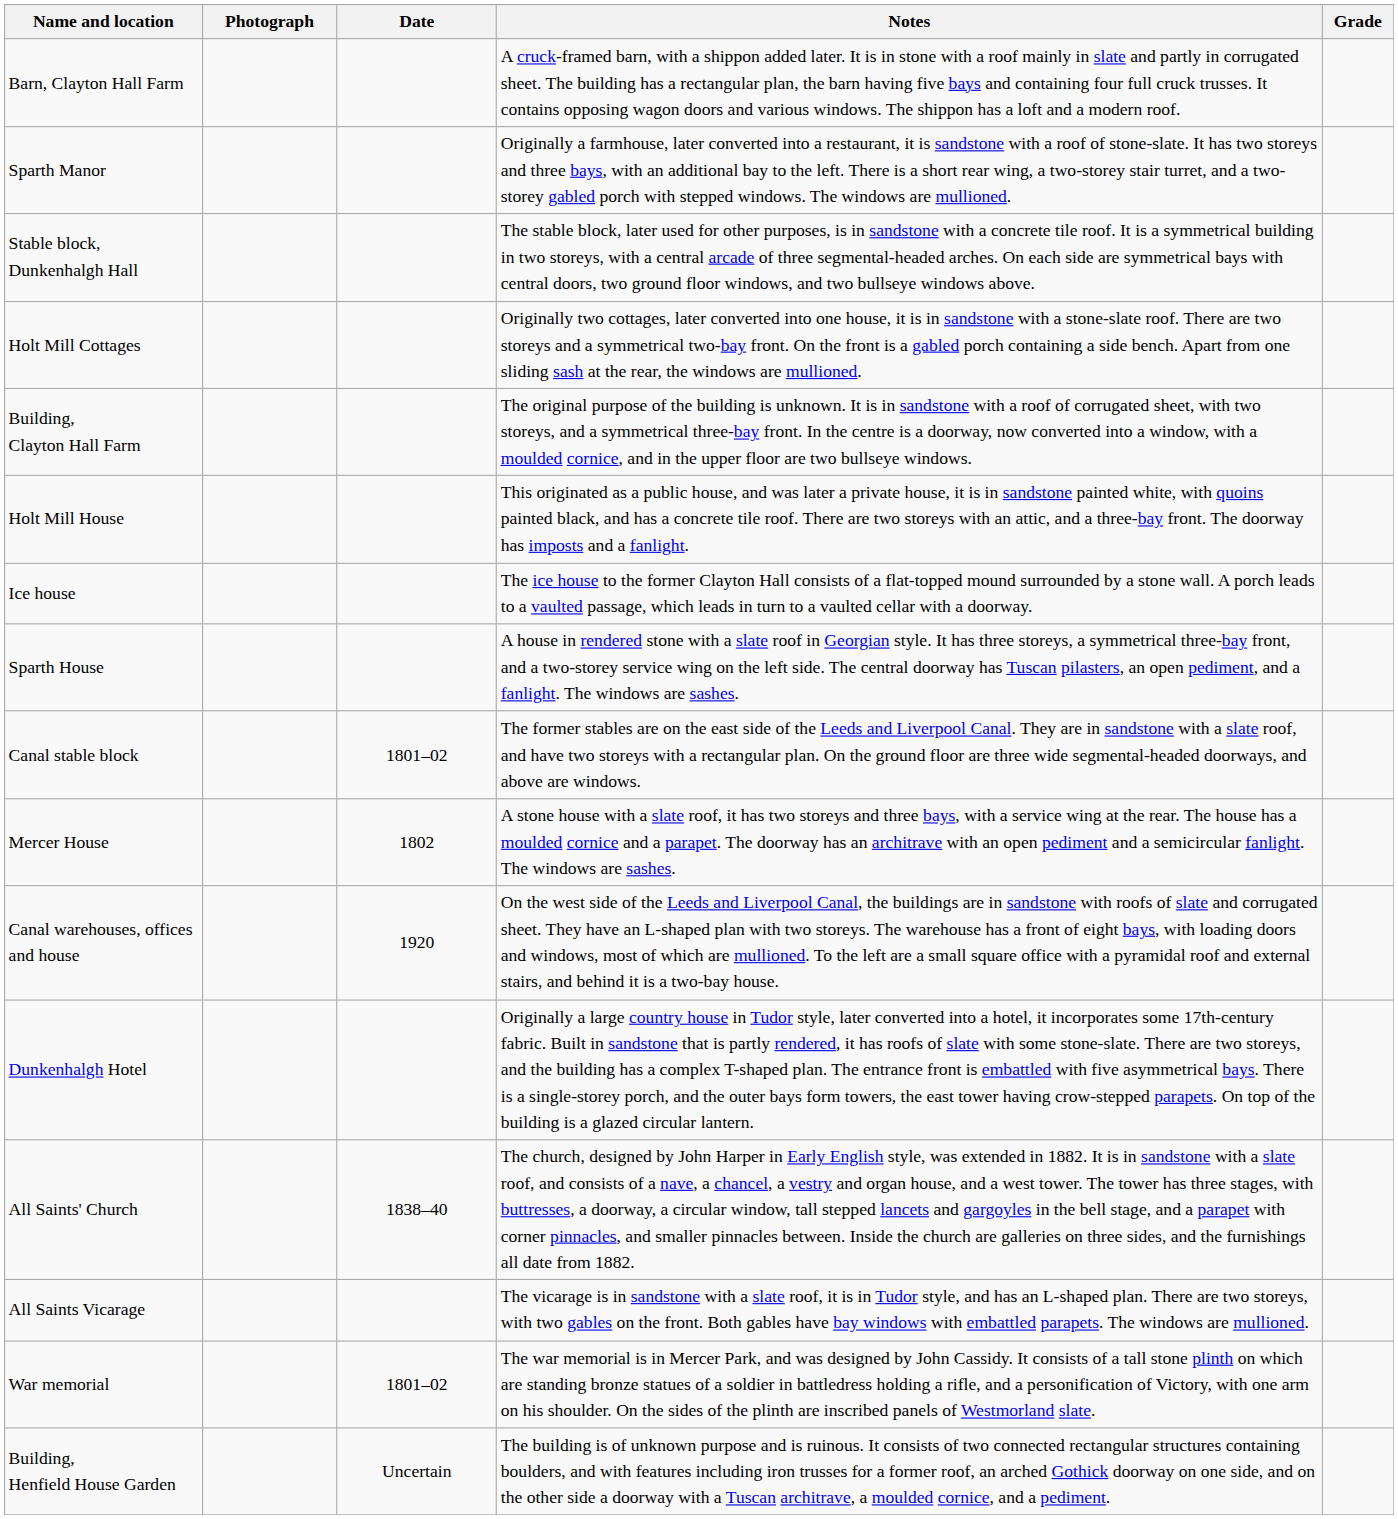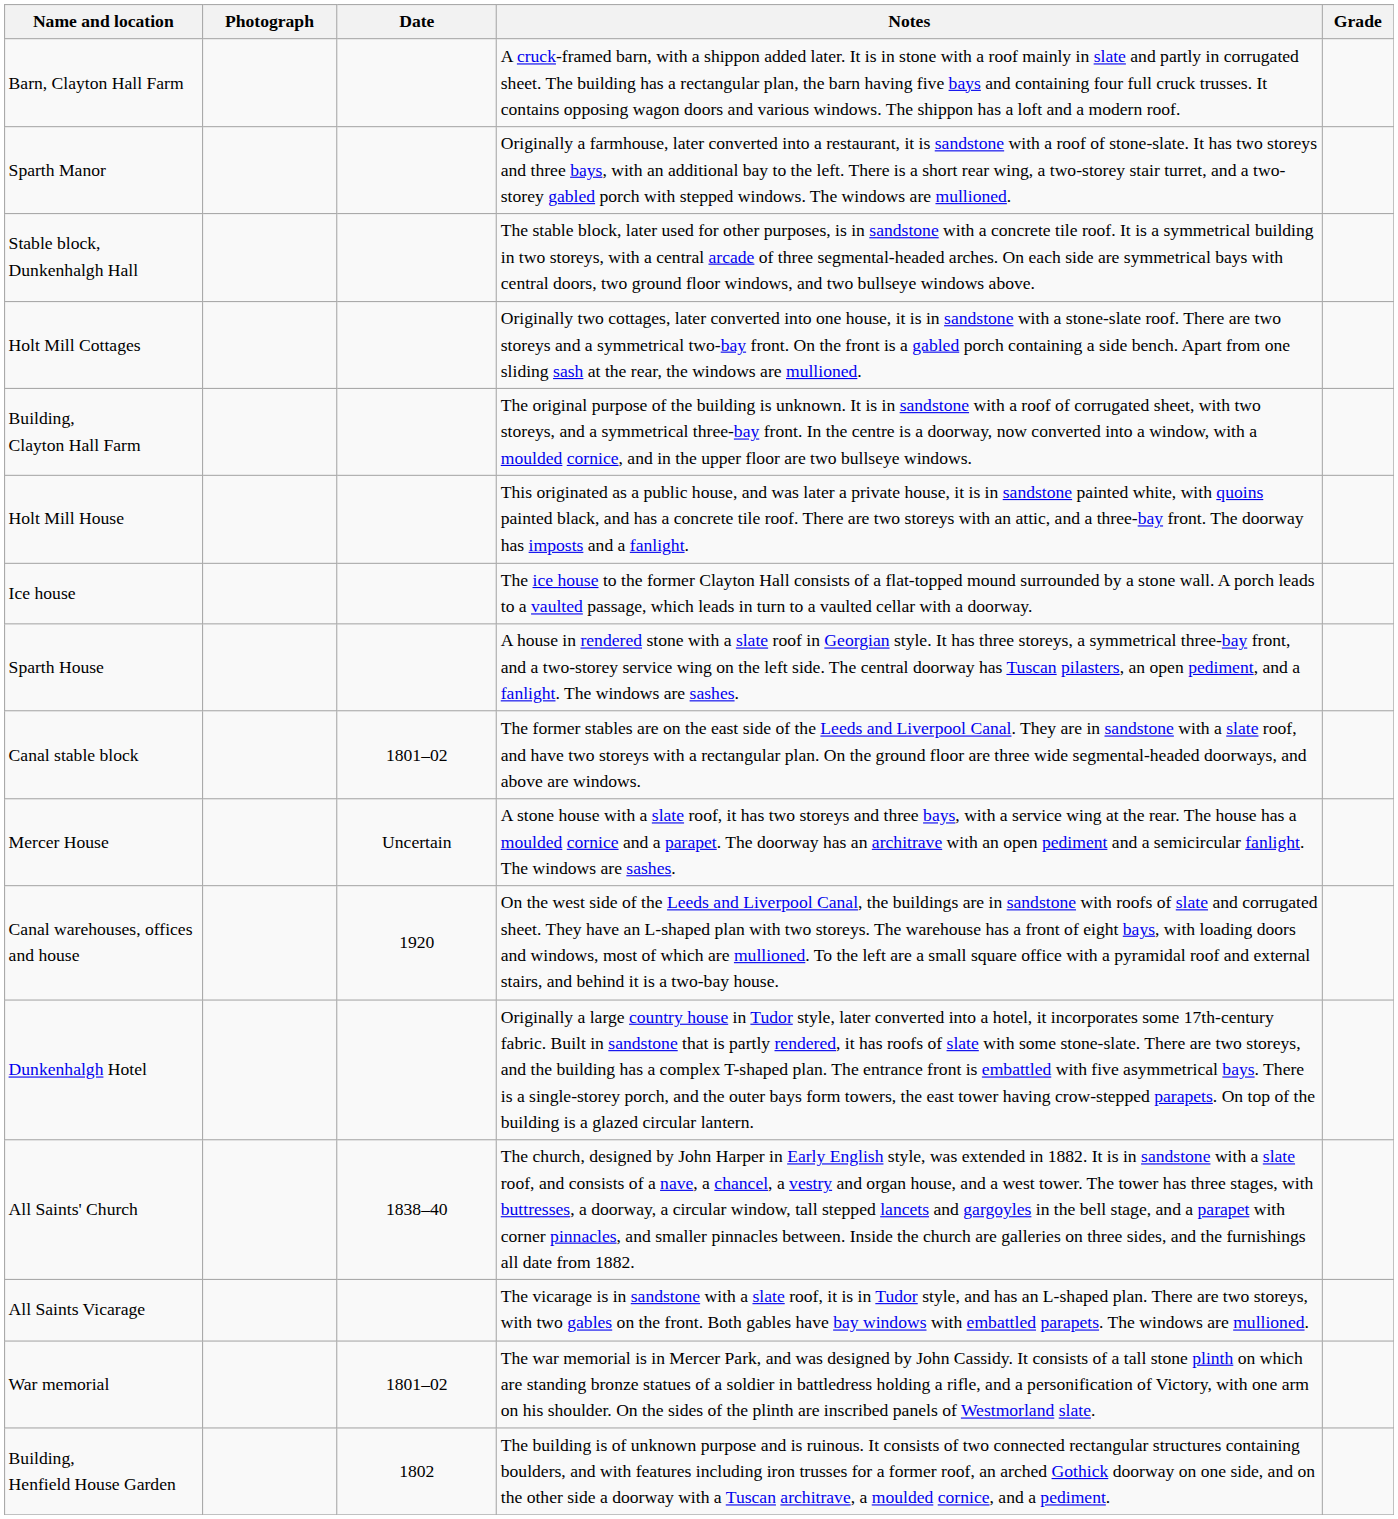(417, 842) 1802 -> (417, 842) Uncertain
(417, 1471) Uncertain -> (417, 1471) 1802
